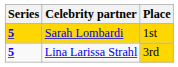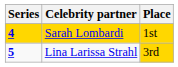(11, 33) 5 -> (11, 33) 4
